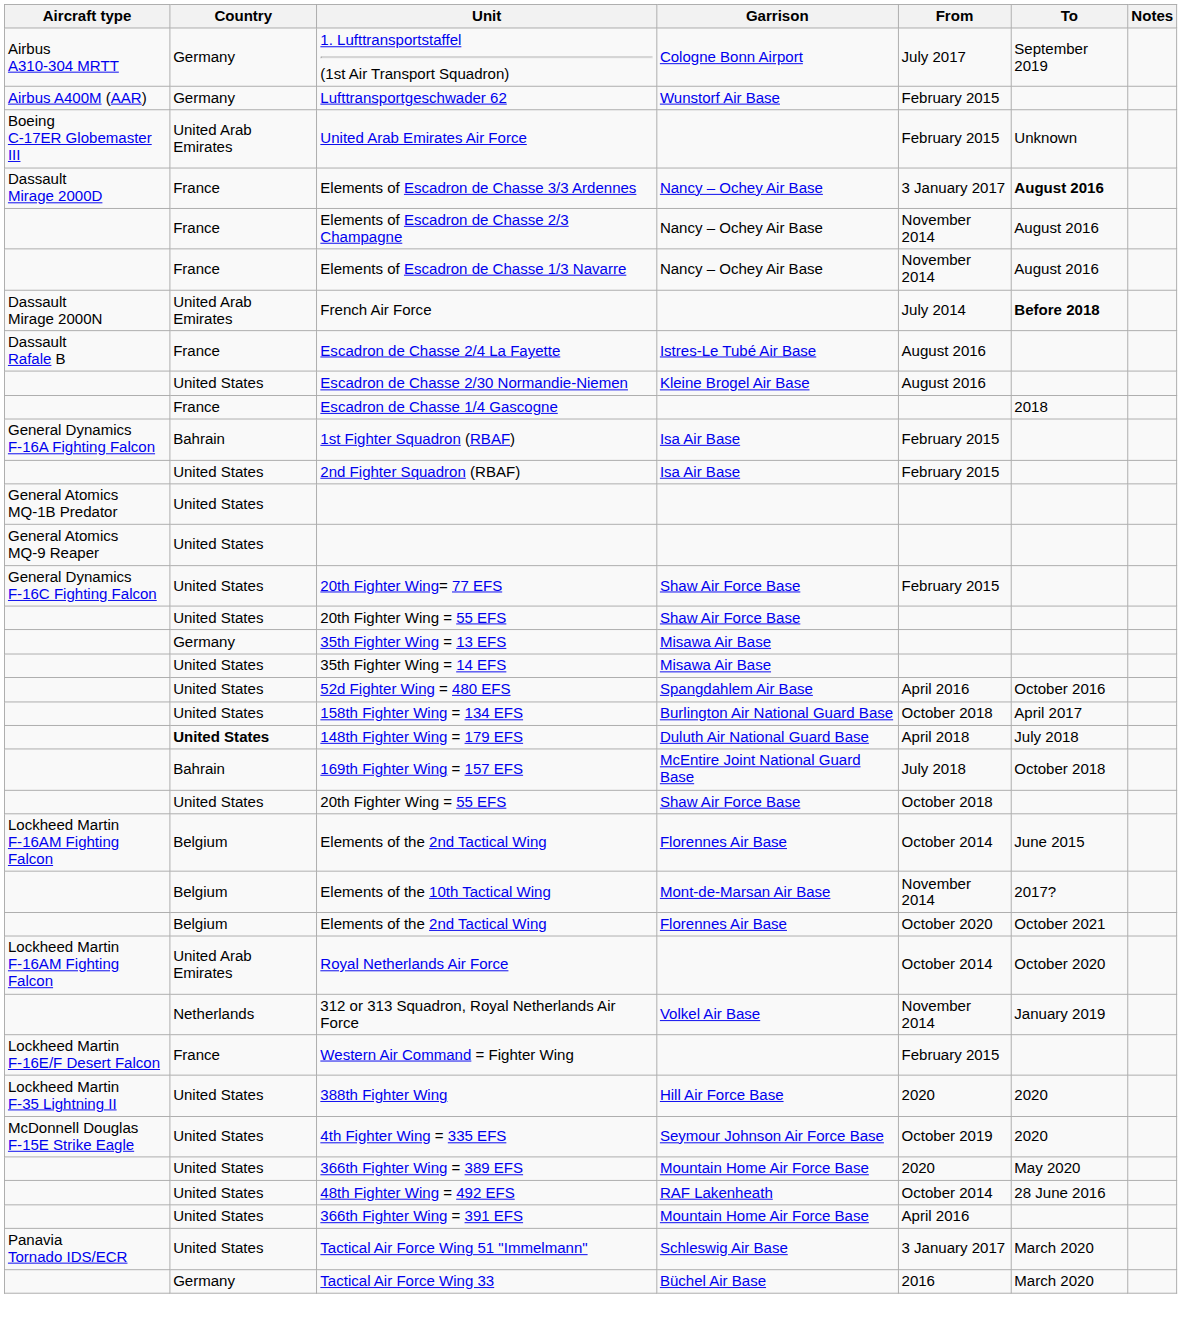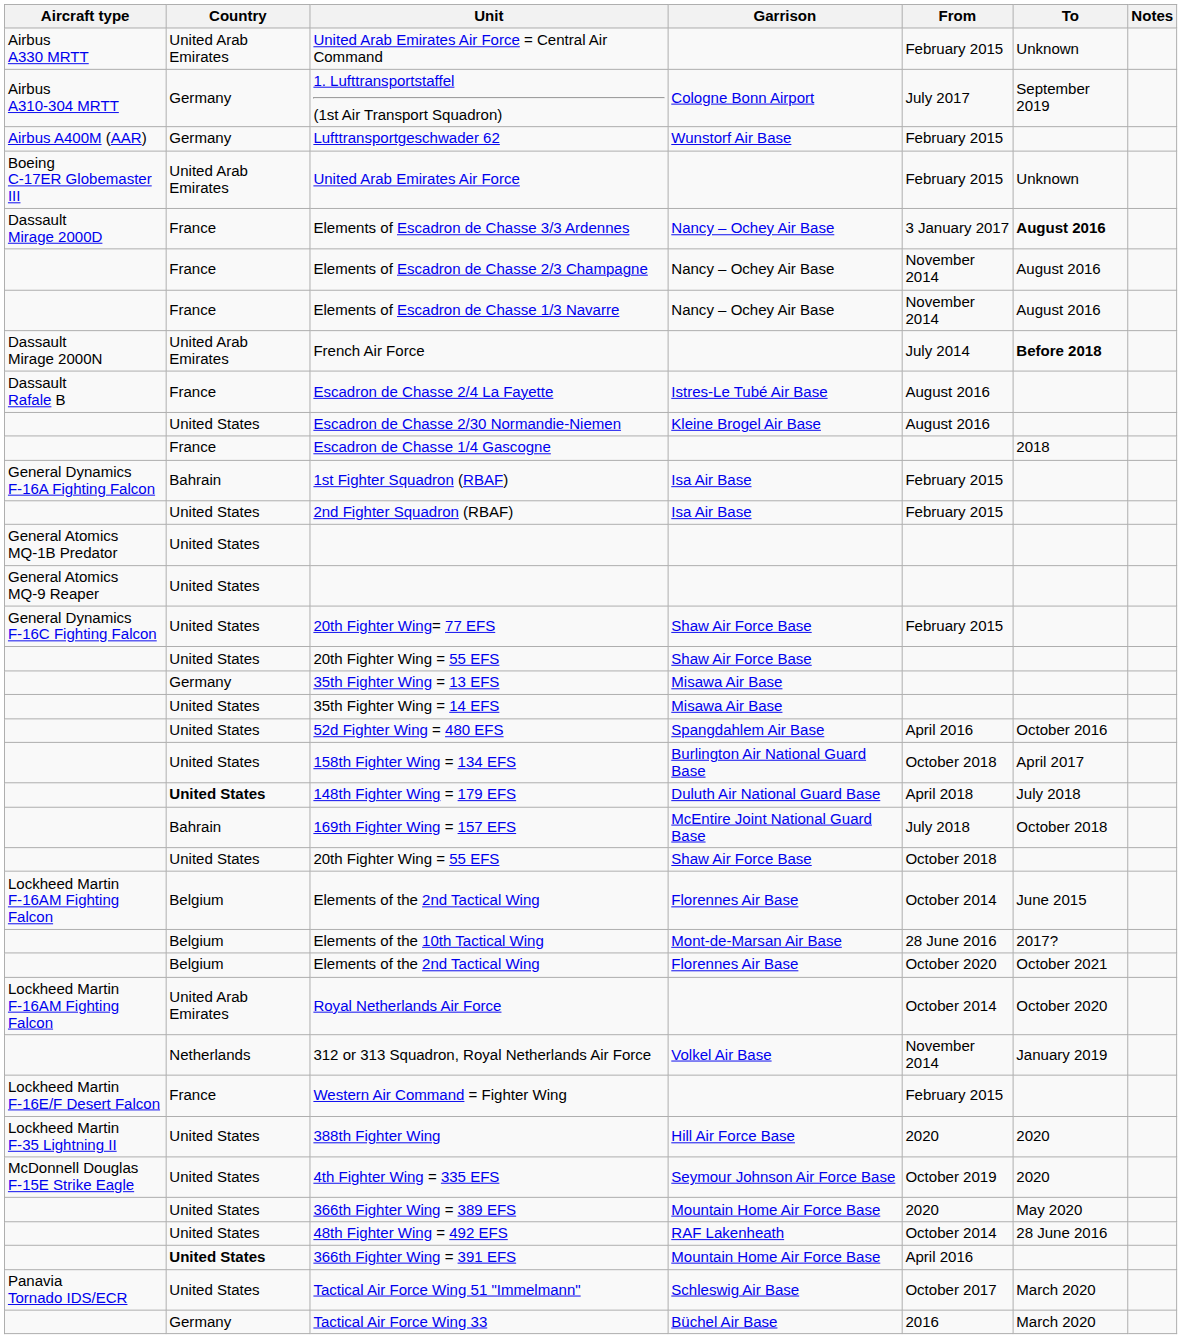+ row: (48, 48)
(936, 891) November 2014 -> (951, 941) 28 June 2016
(218, 1216) normal -> (217, 1257) bold
(953, 1248) 3 January 2017 -> (951, 1289) October 2017
